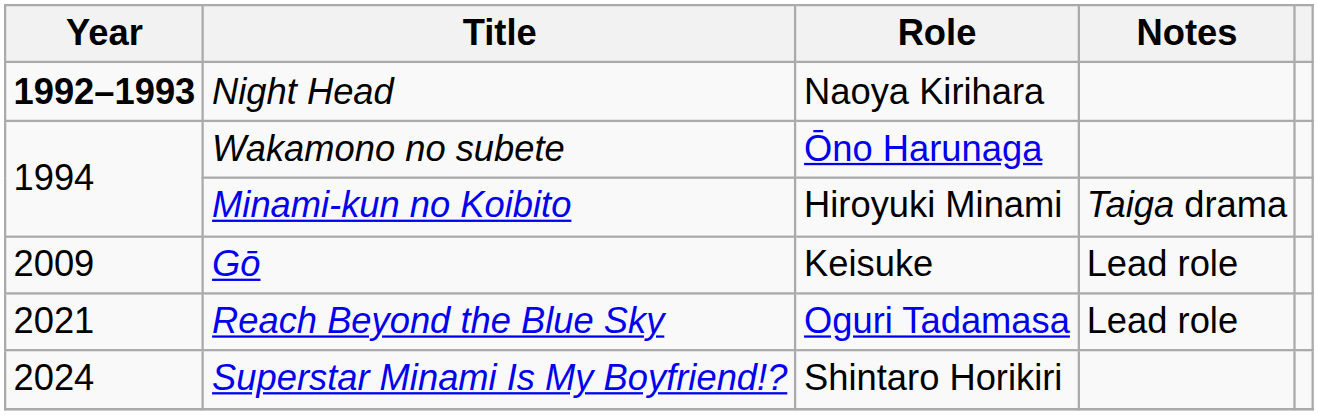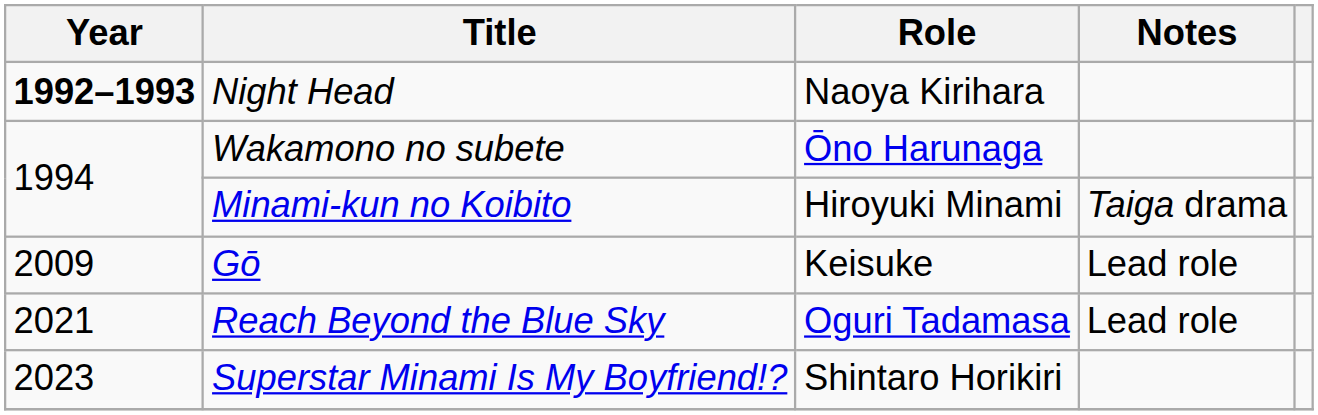(54, 378) 2024 -> (54, 378) 2023
